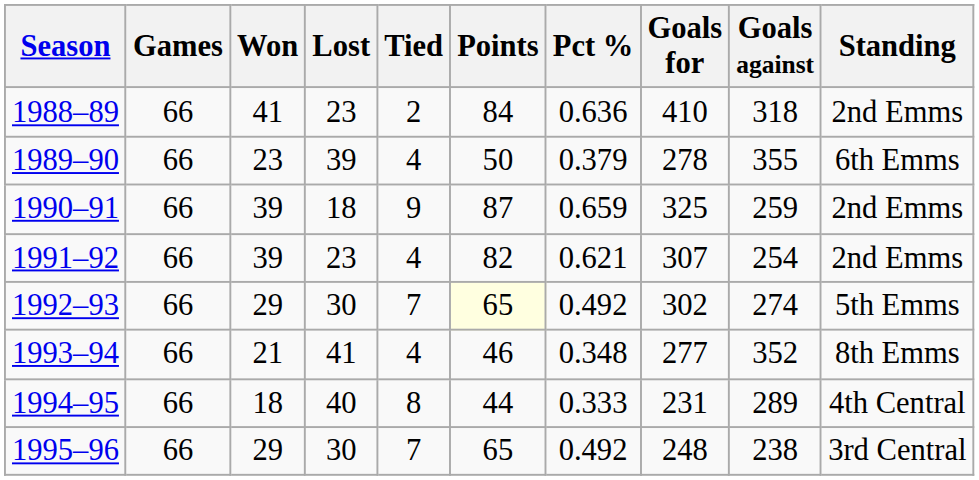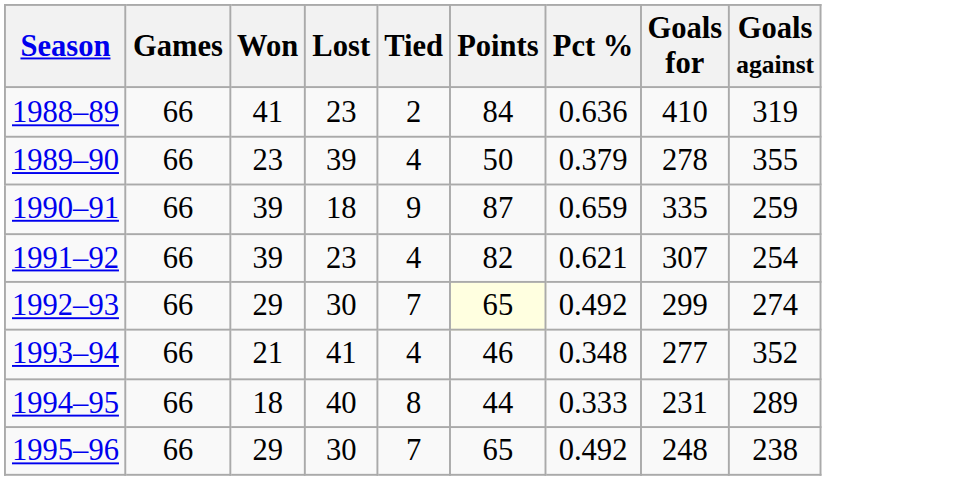- column: (897, 45)
(775, 111) 318 -> (775, 111) 319
(685, 208) 325 -> (685, 208) 335
(685, 305) 302 -> (685, 305) 299
